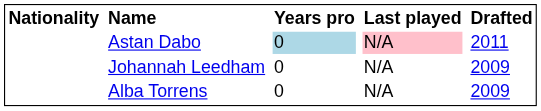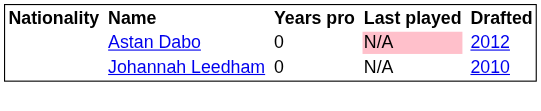(279, 42) lightblue background -> (279, 42) no background
(490, 42) 2011 -> (490, 42) 2012
(490, 67) 2009 -> (490, 67) 2010
- row: (158, 91)
